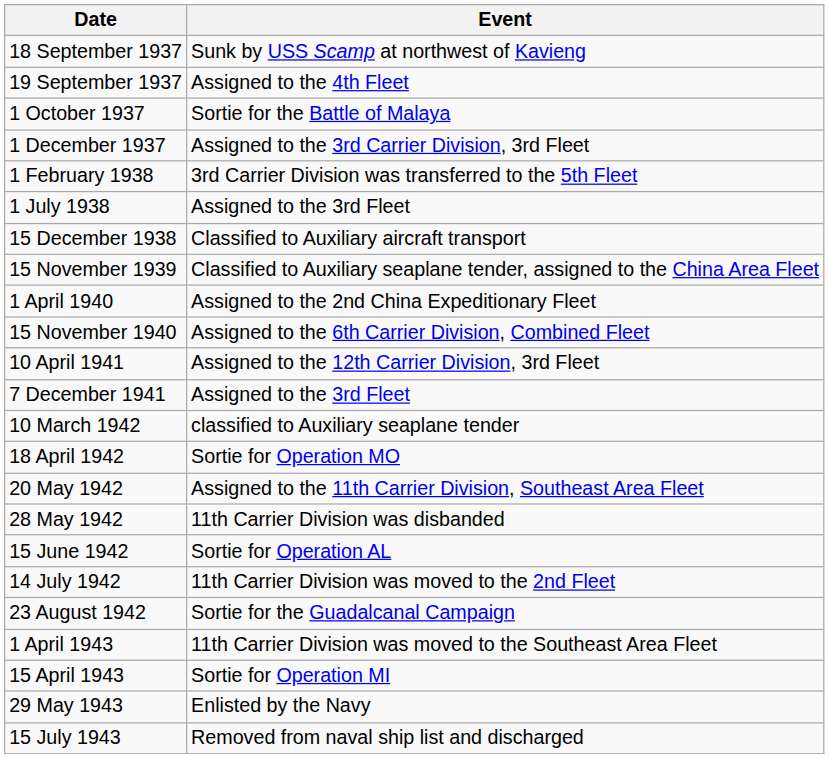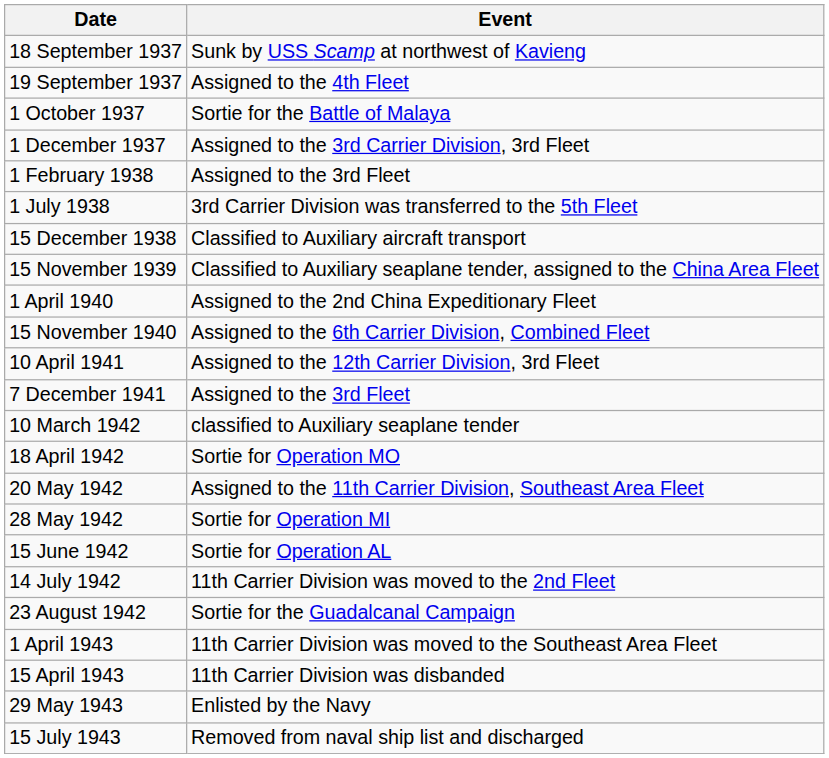(414, 176) 3rd Carrier Division was transferred to the 5th Fleet -> (300, 176) Assigned to the 3rd Fleet
(300, 207) Assigned to the 3rd Fleet -> (414, 207) 3rd Carrier Division was transferred to the 5th Fleet
(348, 519) 11th Carrier Division was disbanded -> (291, 519) Sortie for Operation MI
(291, 675) Sortie for Operation MI -> (348, 675) 11th Carrier Division was disbanded
